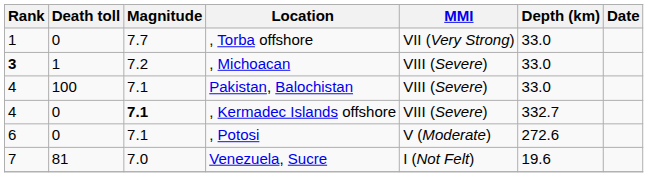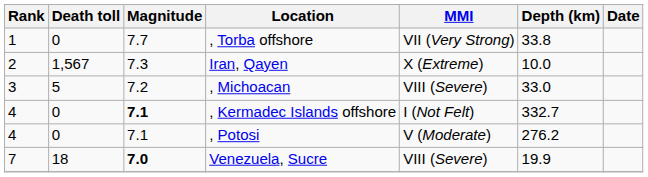(536, 40) 33.0 -> (536, 40) 33.8
+ row: (249, 64)
(12, 64) bold -> (12, 87) normal
(56, 64) 1 -> (56, 87) 5
- row: (281, 87)
(445, 111) VIII (Severe) -> (439, 111) I (Not Felt)
(12, 135) 6 -> (12, 135) 4
(540, 135) 272.6 -> (540, 135) 276.2
(60, 159) 81 -> (60, 159) 18
(138, 159) normal -> (138, 159) bold
(439, 159) I (Not Felt) -> (445, 159) VIII (Severe)
(536, 159) 19.6 -> (536, 159) 19.9
